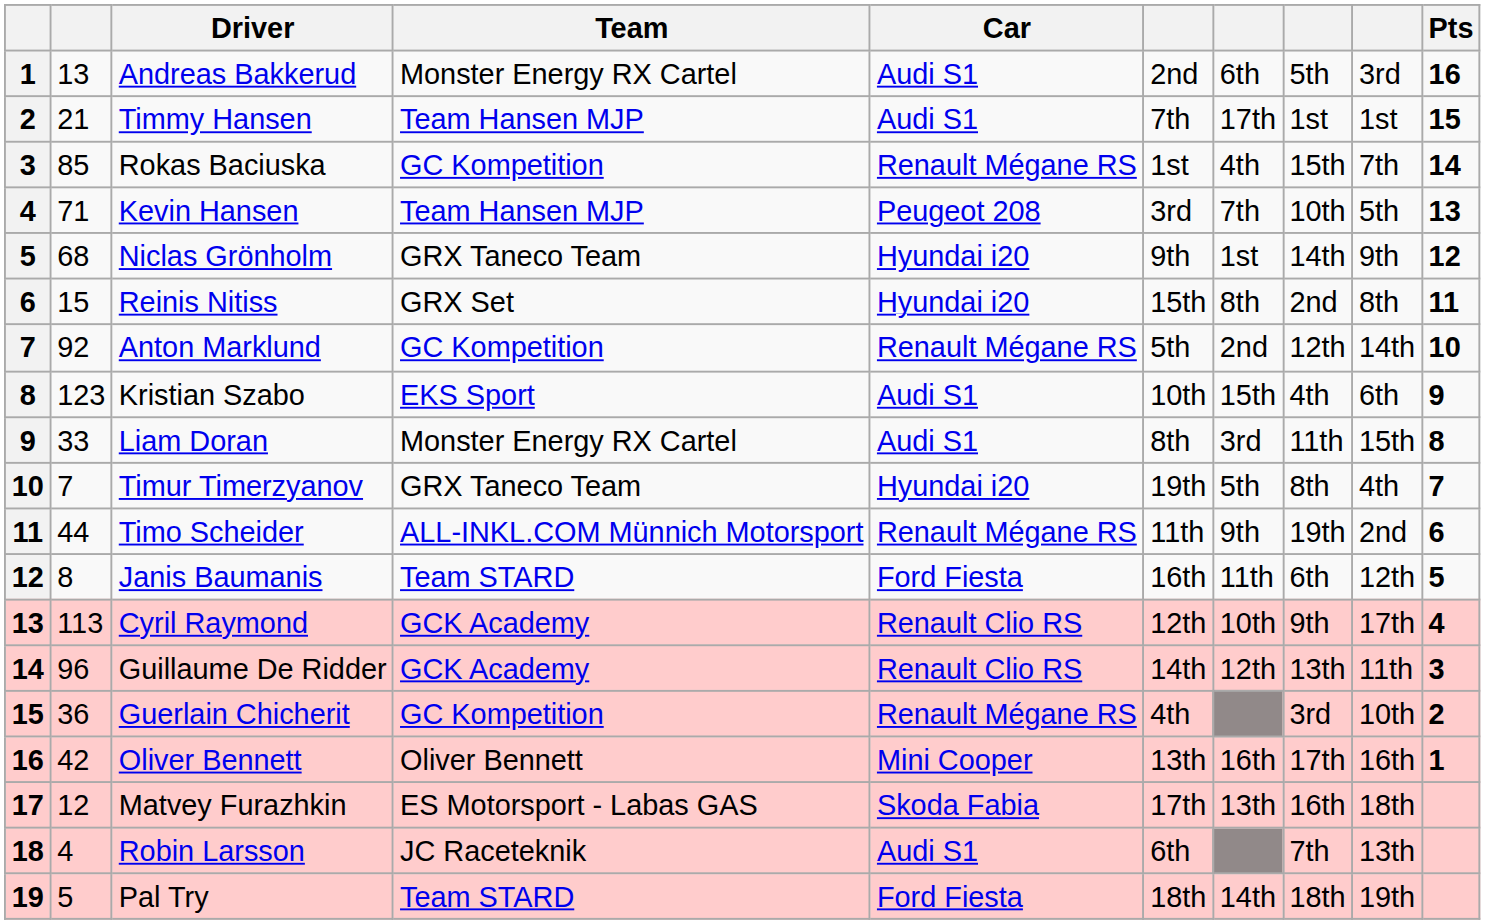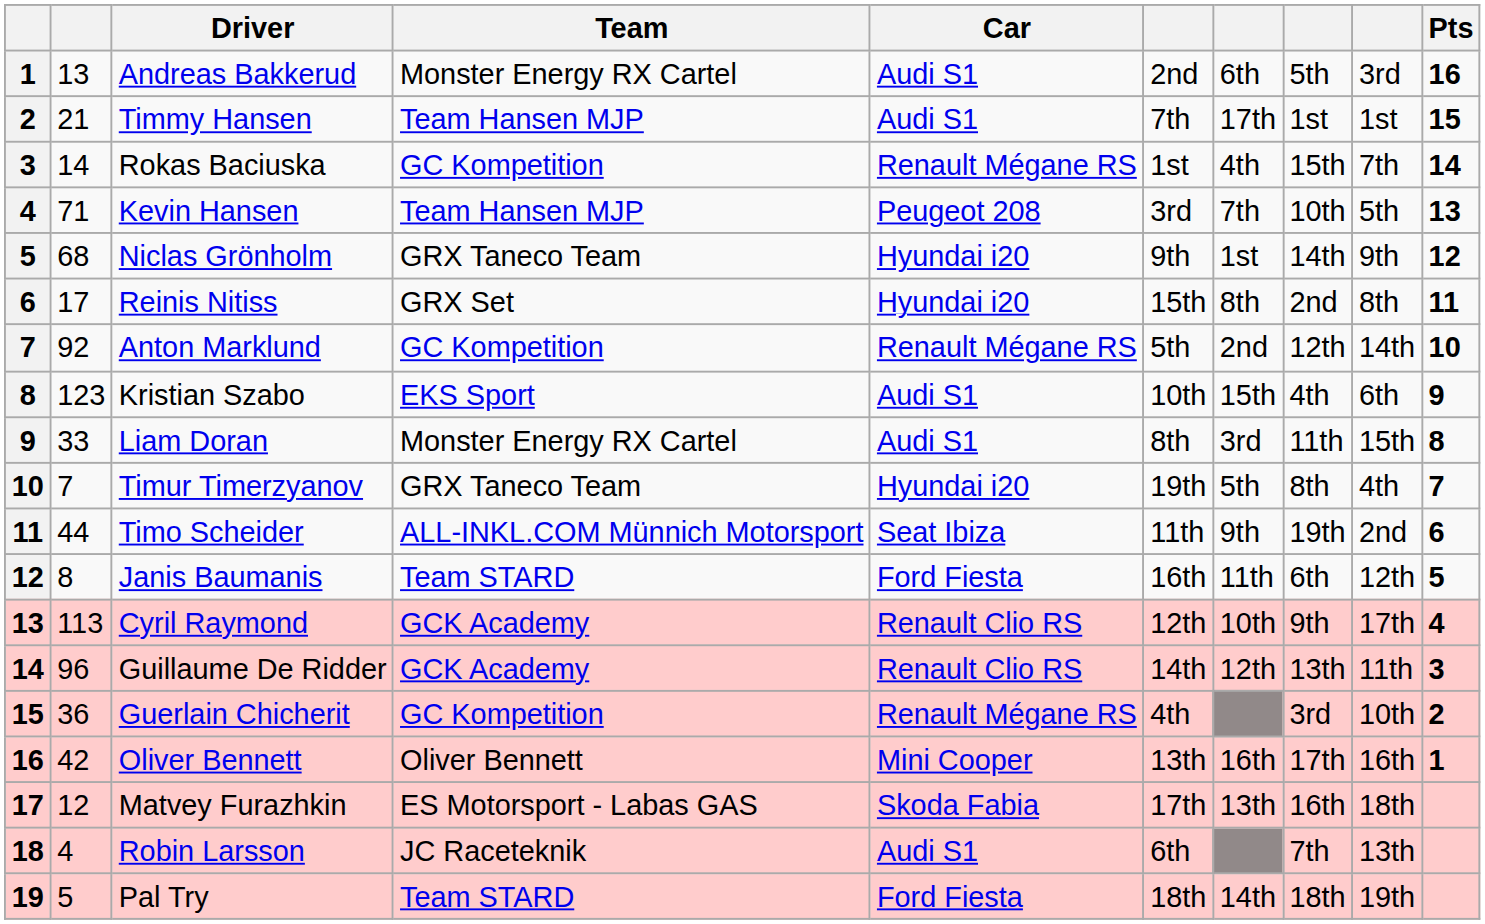(73, 165) 85 -> (73, 165) 14
(73, 302) 15 -> (73, 302) 17
(1007, 531) Renault Mégane RS -> (941, 531) Seat Ibiza
